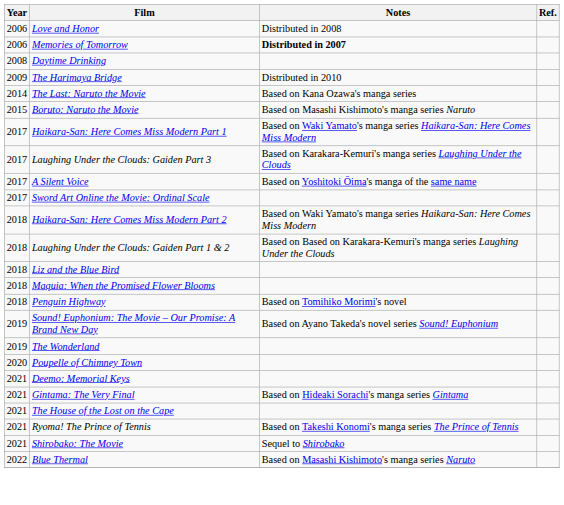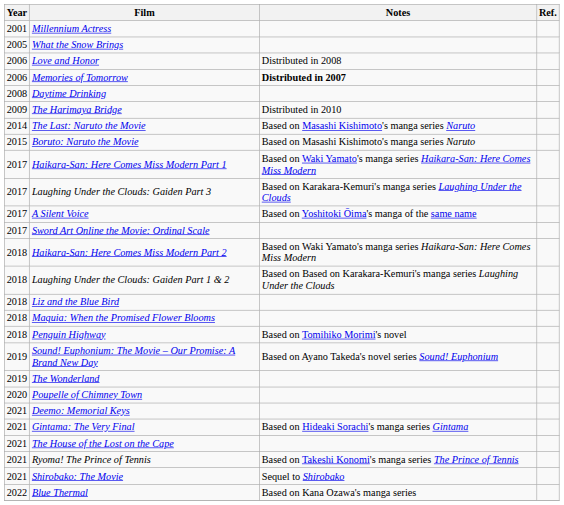+ row: (72, 28)
+ row: (78, 45)
(339, 93) Based on Kana Ozawa's manga series -> (368, 126) Based on Masashi Kishimoto's manga series Naruto
(368, 459) Based on Masashi Kishimoto's manga series Naruto -> (339, 492) Based on Kana Ozawa's manga series
